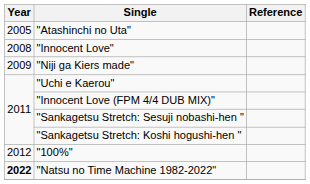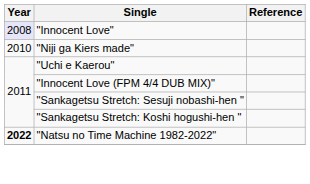- row: (84, 30)
(19, 48) no background -> (19, 30) lavender background
(19, 65) 2009 -> (19, 48) 2010
- row: (55, 153)
